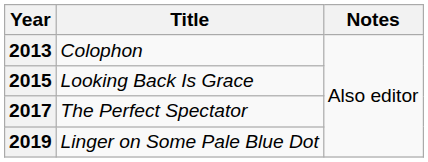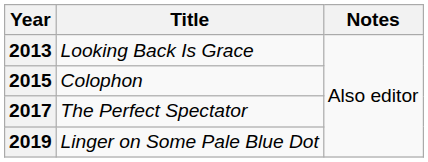(102, 50) Colophon -> (157, 50) Looking Back Is Grace
(157, 80) Looking Back Is Grace -> (102, 80) Colophon
